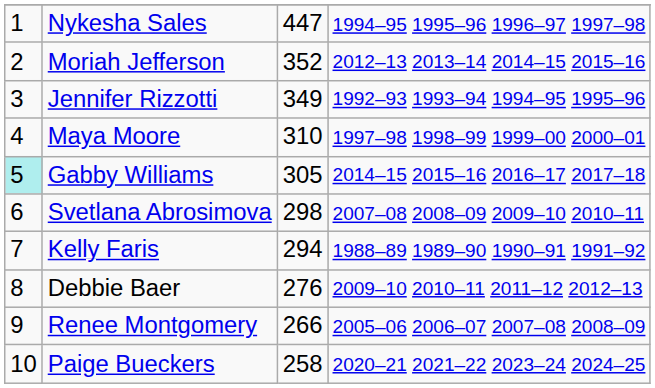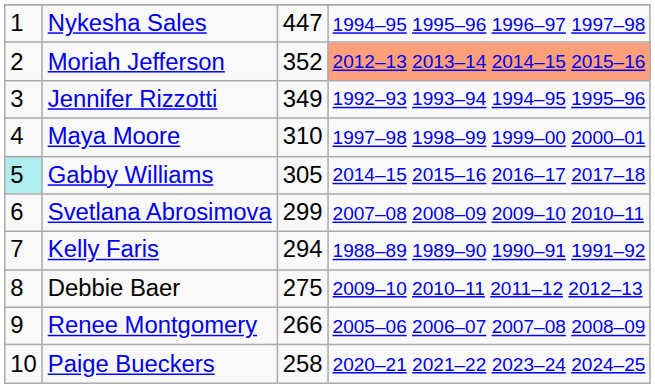(489, 61) no background -> (489, 61) lightsalmon background
(303, 212) 298 -> (303, 212) 299
(303, 288) 276 -> (303, 288) 275
